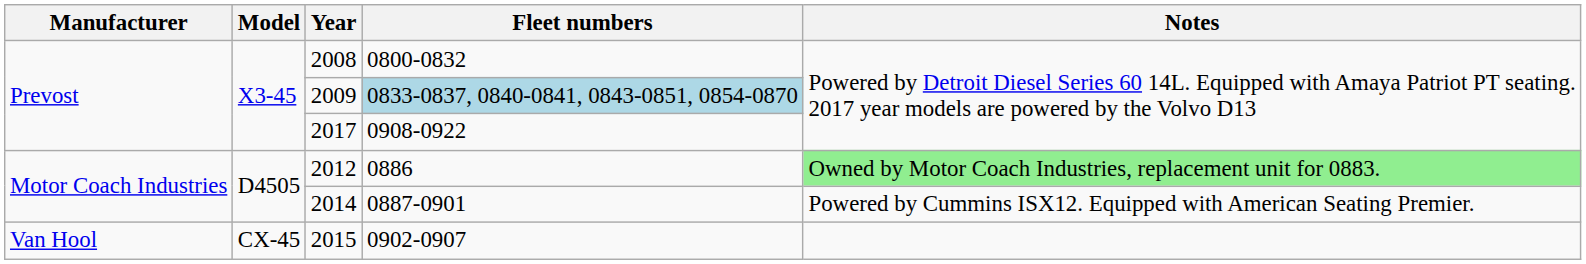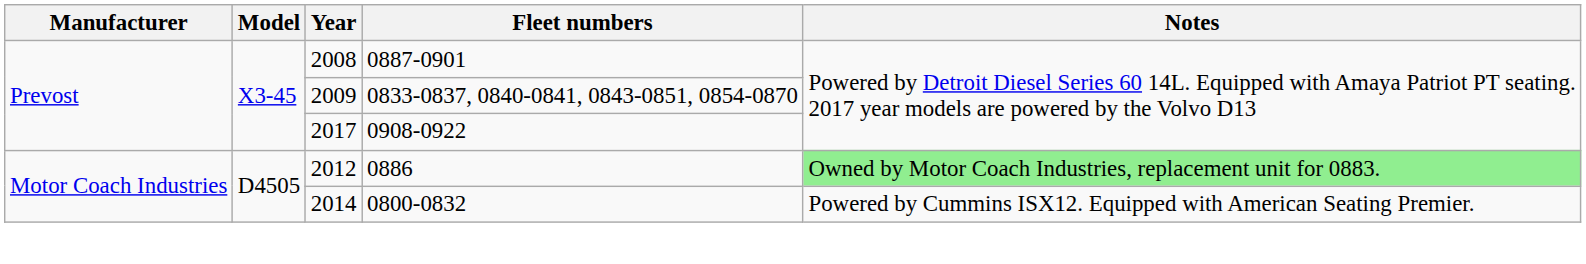(417, 58) 0800-0832 -> (417, 58) 0887-0901
(582, 95) lightblue background -> (582, 95) no background
(417, 204) 0887-0901 -> (417, 204) 0800-0832
- row: (334, 240)
